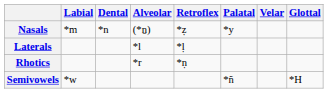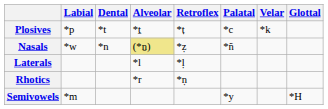+ row: (33, 29)
(71, 29) *m -> (70, 46) *w
(142, 29) no background -> (142, 46) khaki background
(229, 29) *y -> (229, 46) *ñ
(70, 79) *w -> (71, 96) *m
(229, 79) *ñ -> (229, 96) *y
